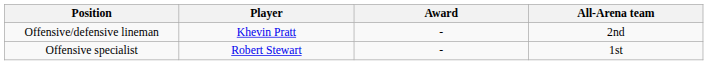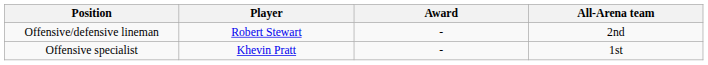(266, 32) Khevin Pratt -> (266, 32) Robert Stewart
(266, 50) Robert Stewart -> (266, 50) Khevin Pratt
